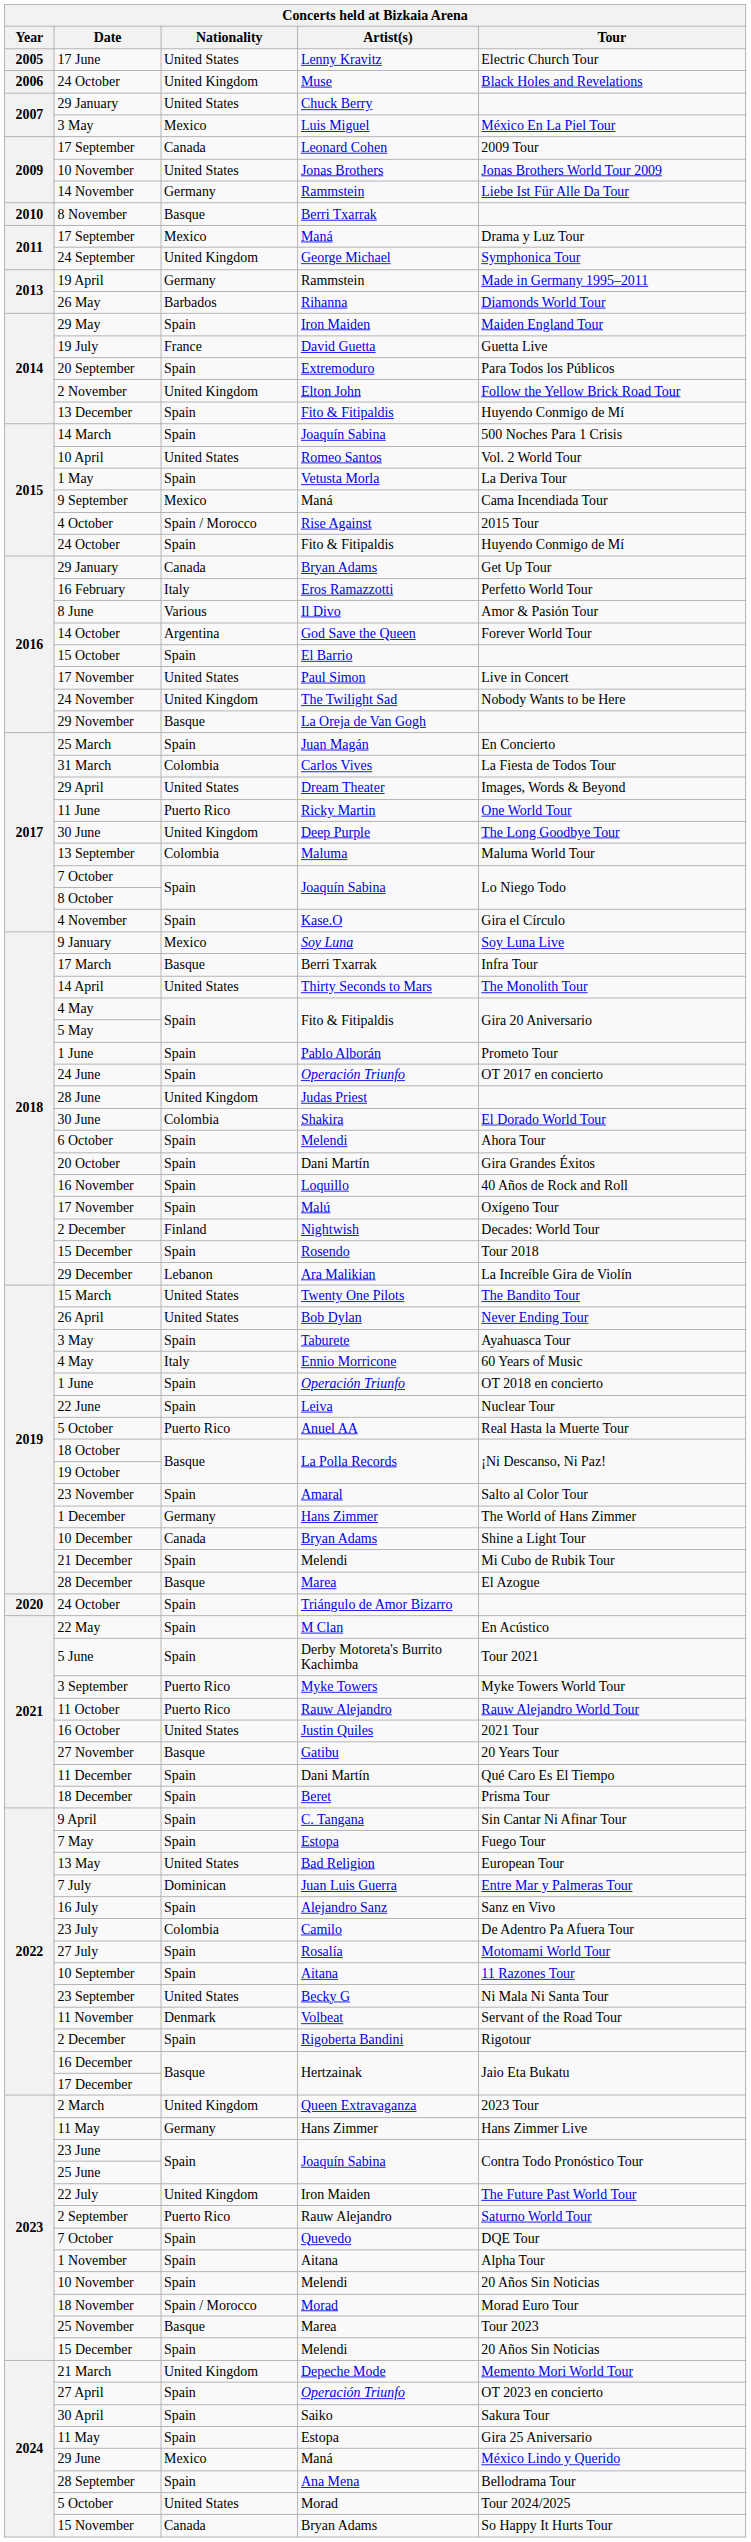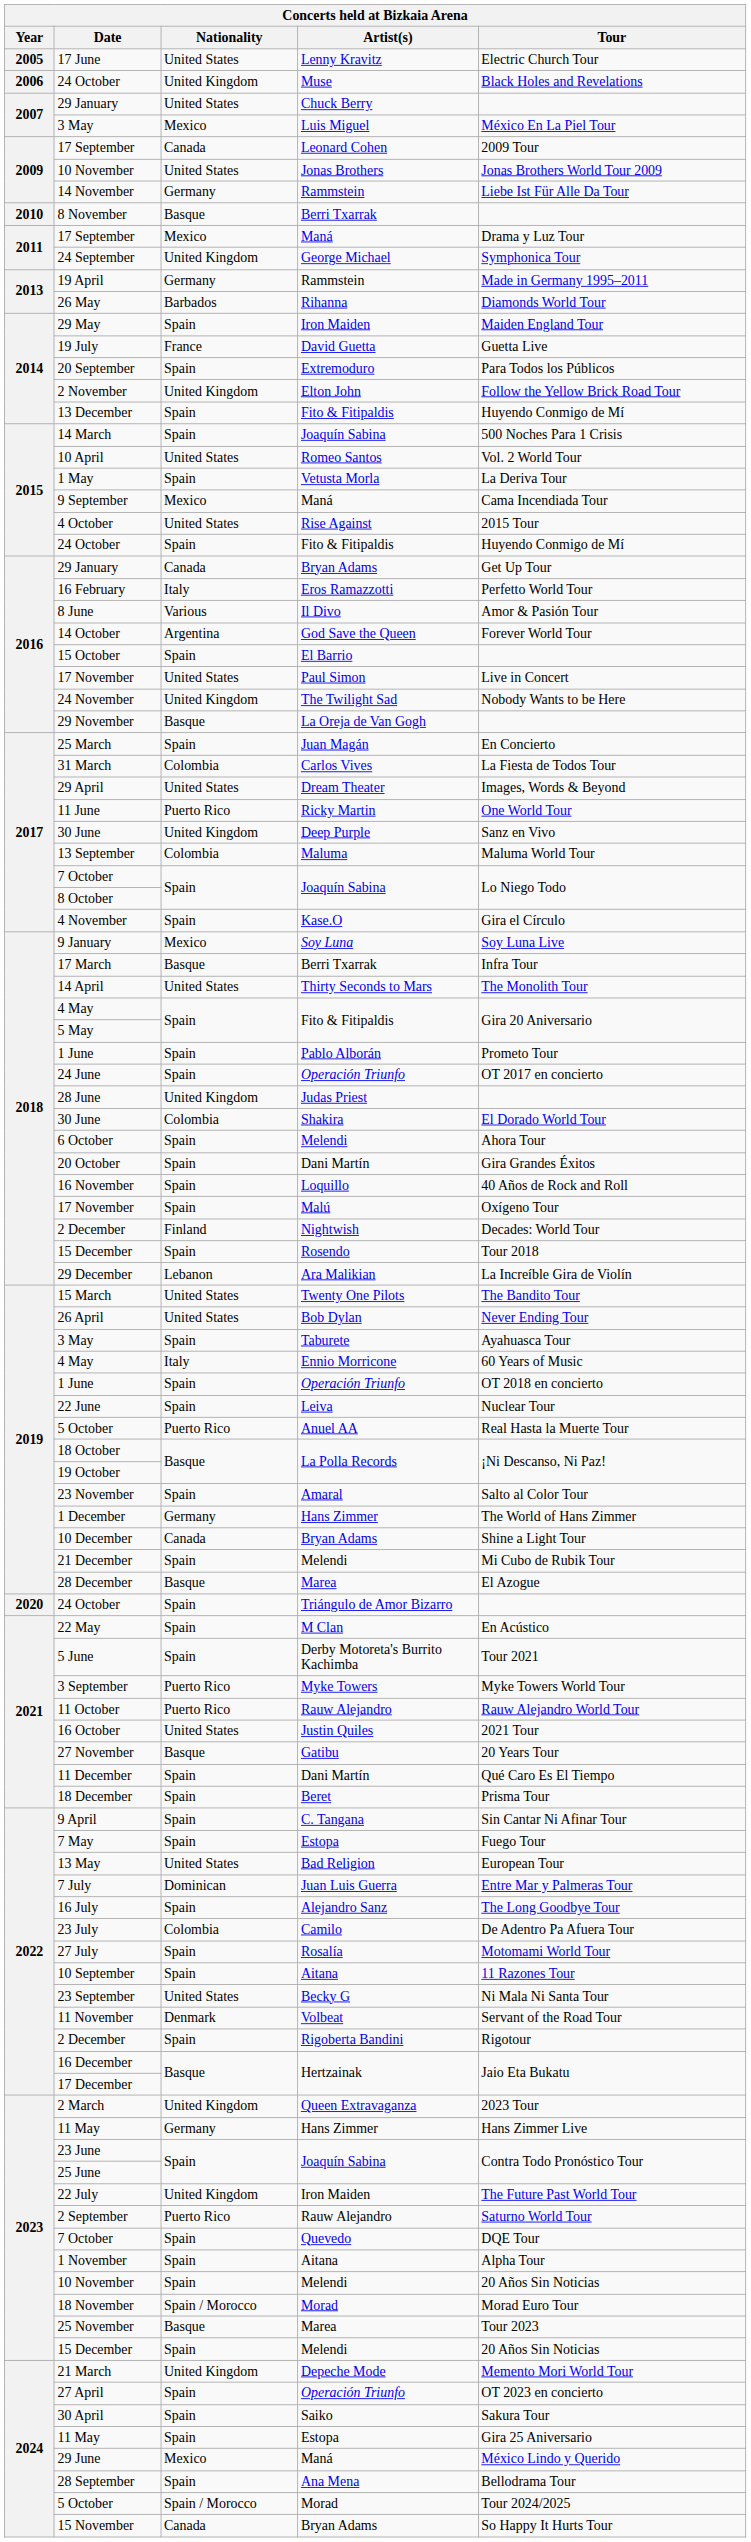(210, 523) Spain / Morocco -> (201, 523) United States
(551, 832) The Long Goodbye Tour -> (518, 832) Sanz en Vivo
(518, 1907) Sanz en Vivo -> (551, 1907) The Long Goodbye Tour
(201, 2503) United States -> (210, 2503) Spain / Morocco
